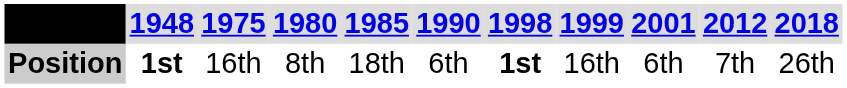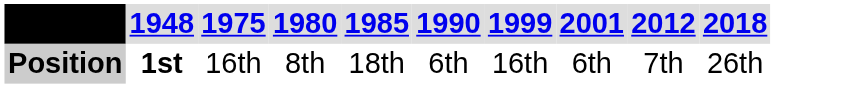- column: (520, 23)
